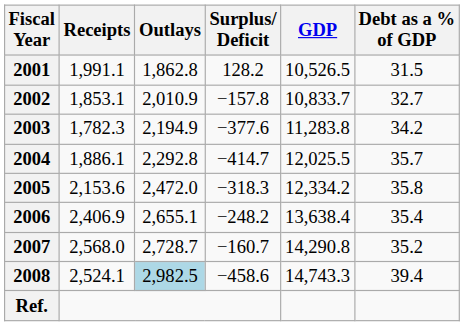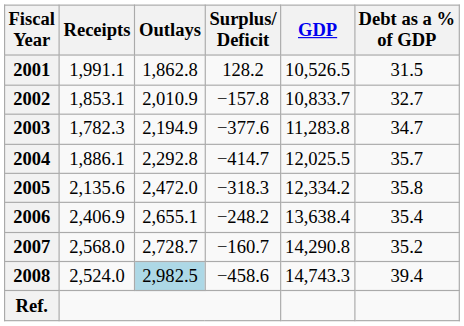(407, 128) 34.2 -> (407, 128) 34.7
(97, 187) 2,153.6 -> (97, 187) 2,135.6
(97, 276) 2,524.1 -> (97, 276) 2,524.0
